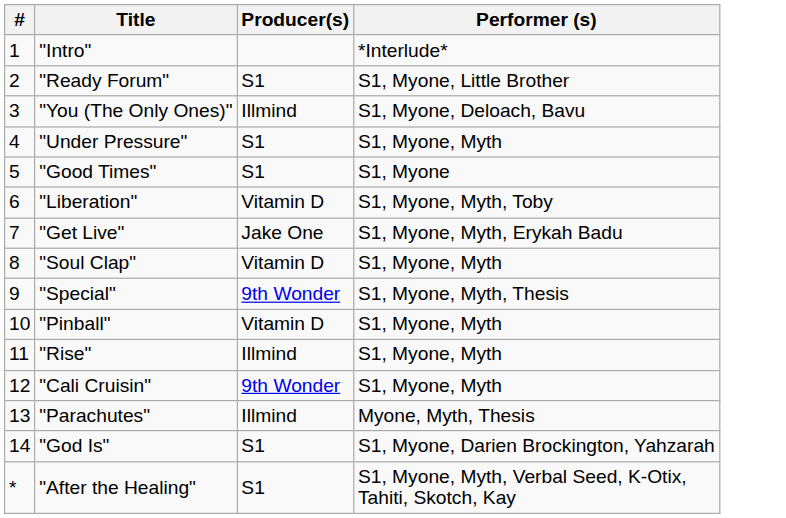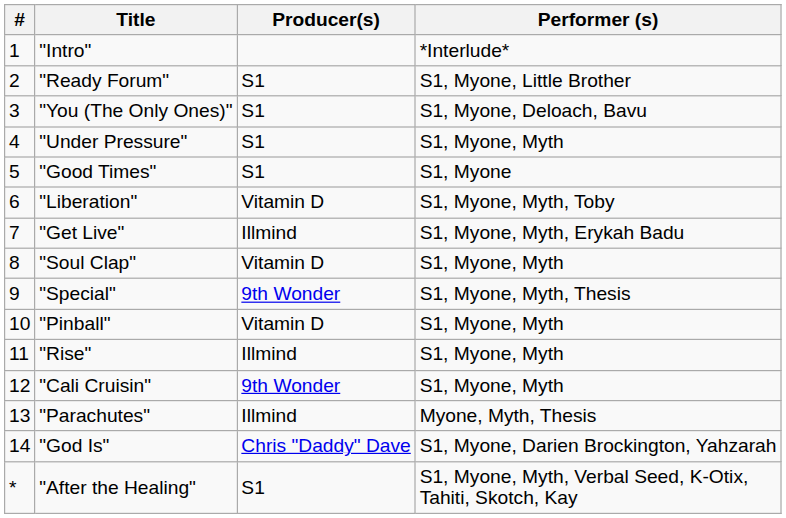(269, 111) Illmind -> (253, 111) S1
(282, 232) Jake One -> (269, 232) Illmind
(253, 446) S1 -> (326, 446) Chris "Daddy" Dave
